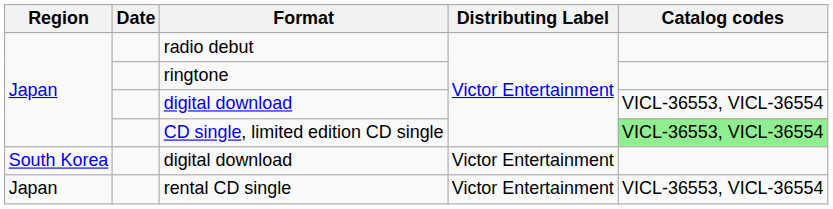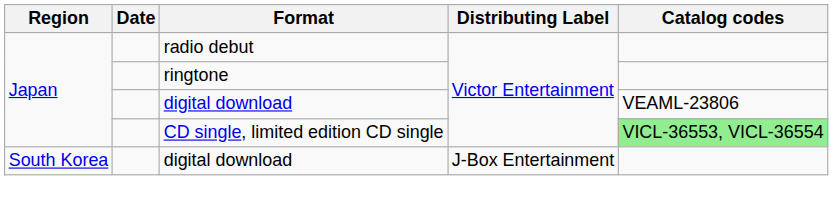(723, 103) VICL-36553, VICL-36554 -> (681, 103) VEAML-23806
(533, 160) Victor Entertainment -> (533, 160) J-Box Entertainment
- row: (33, 189)
